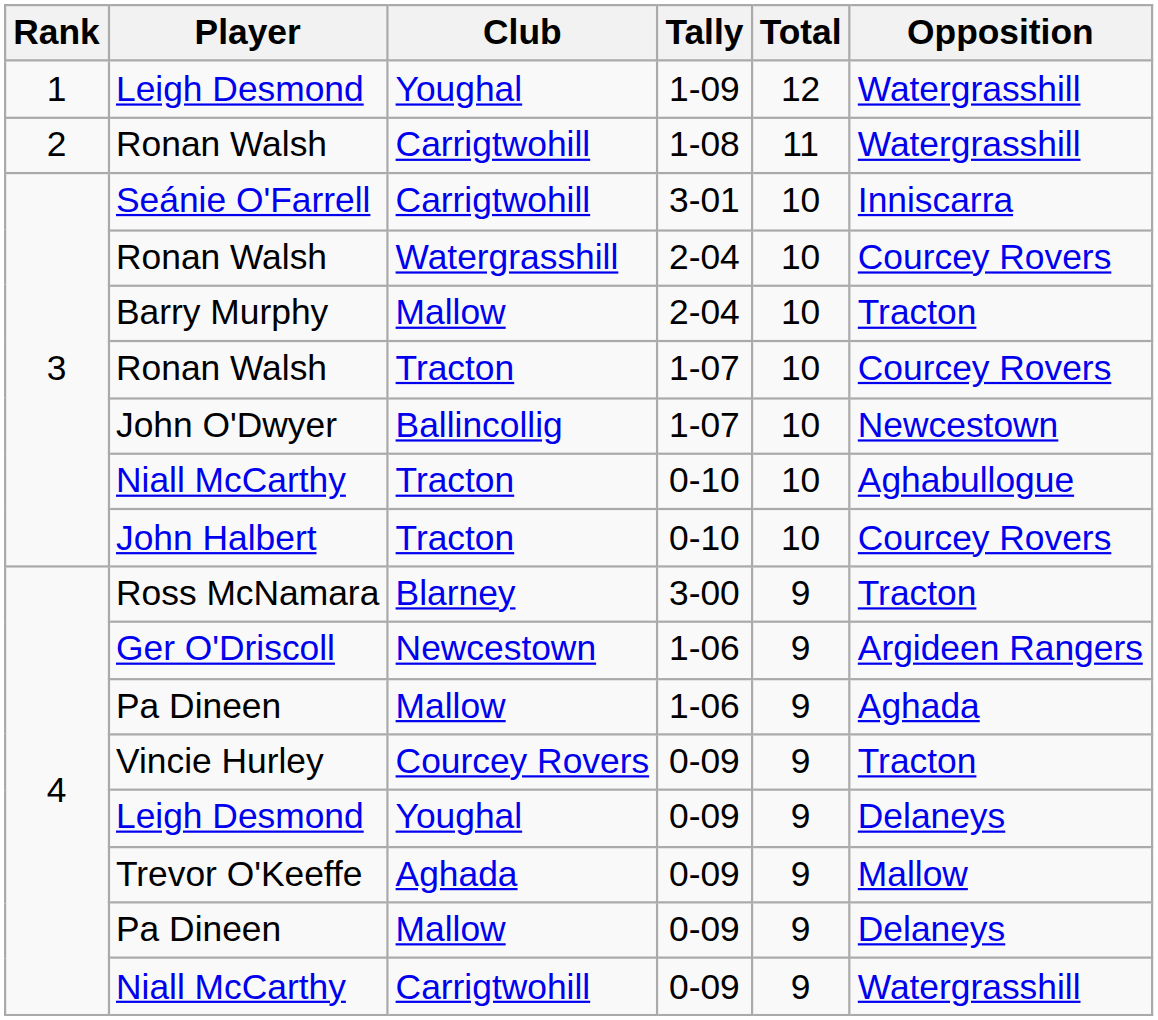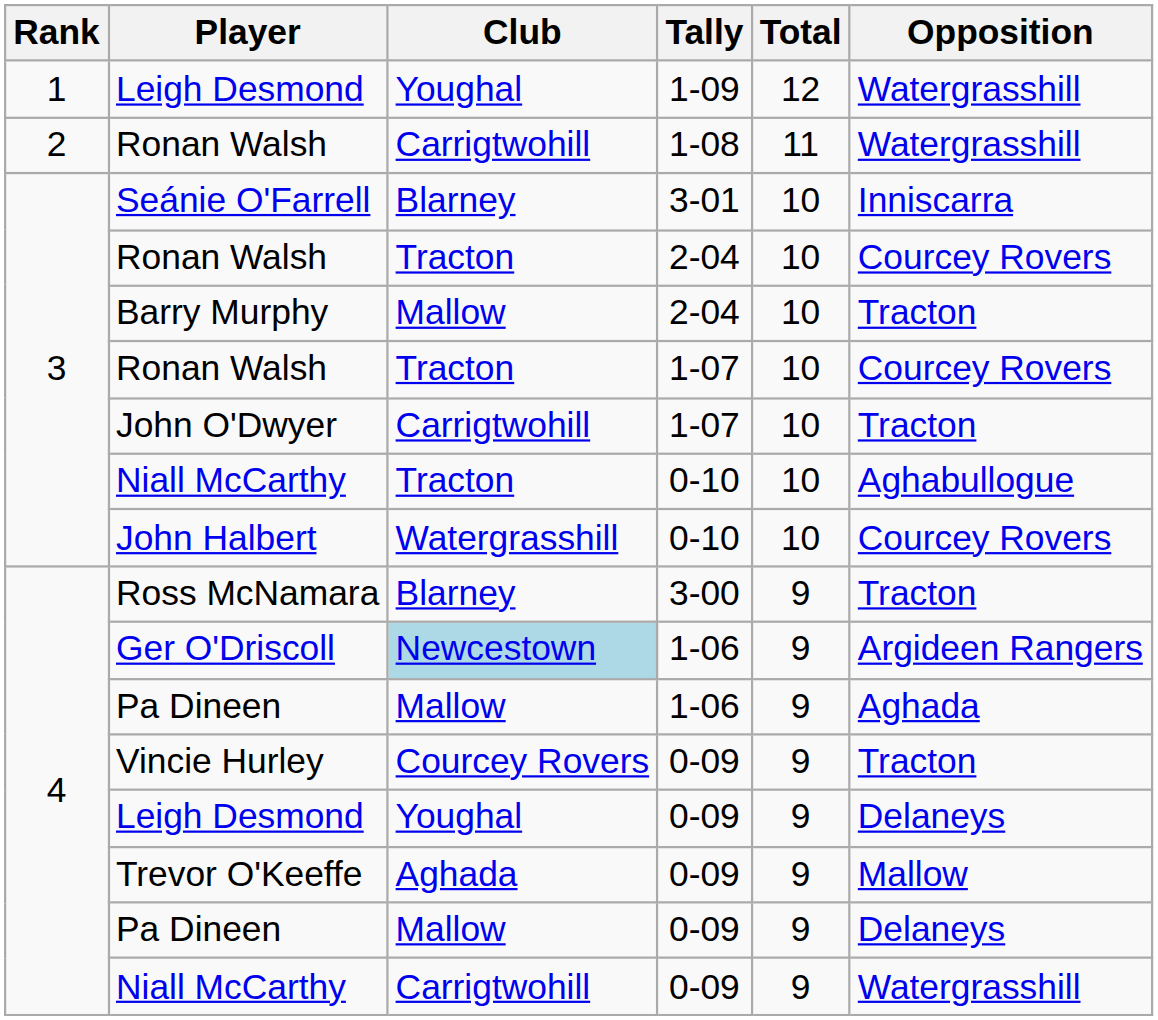(493, 200) Carrigtwohill -> (456, 200) Blarney
(507, 256) Watergrasshill -> (455, 256) Tracton
(479, 425) Ballincollig -> (493, 425) Carrigtwohill
(958, 425) Newcestown -> (917, 425) Tracton
(455, 537) Tracton -> (507, 537) Watergrasshill
(496, 649) no background -> (496, 649) lightblue background
